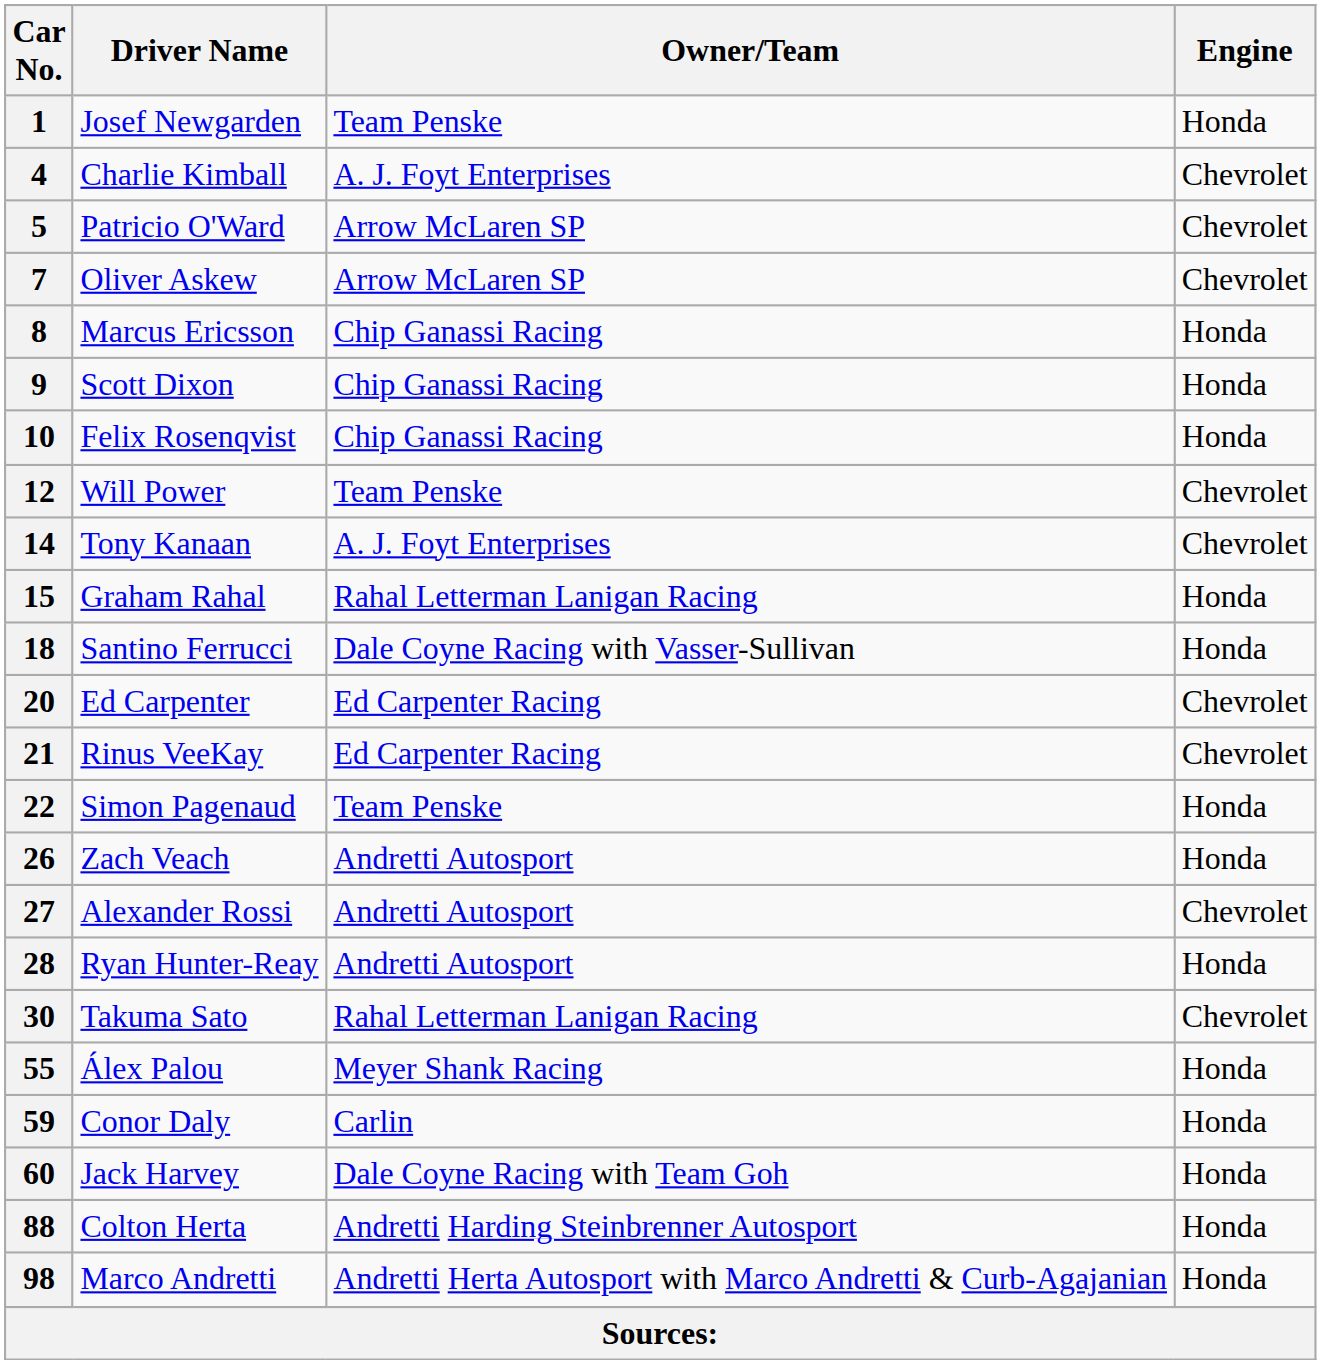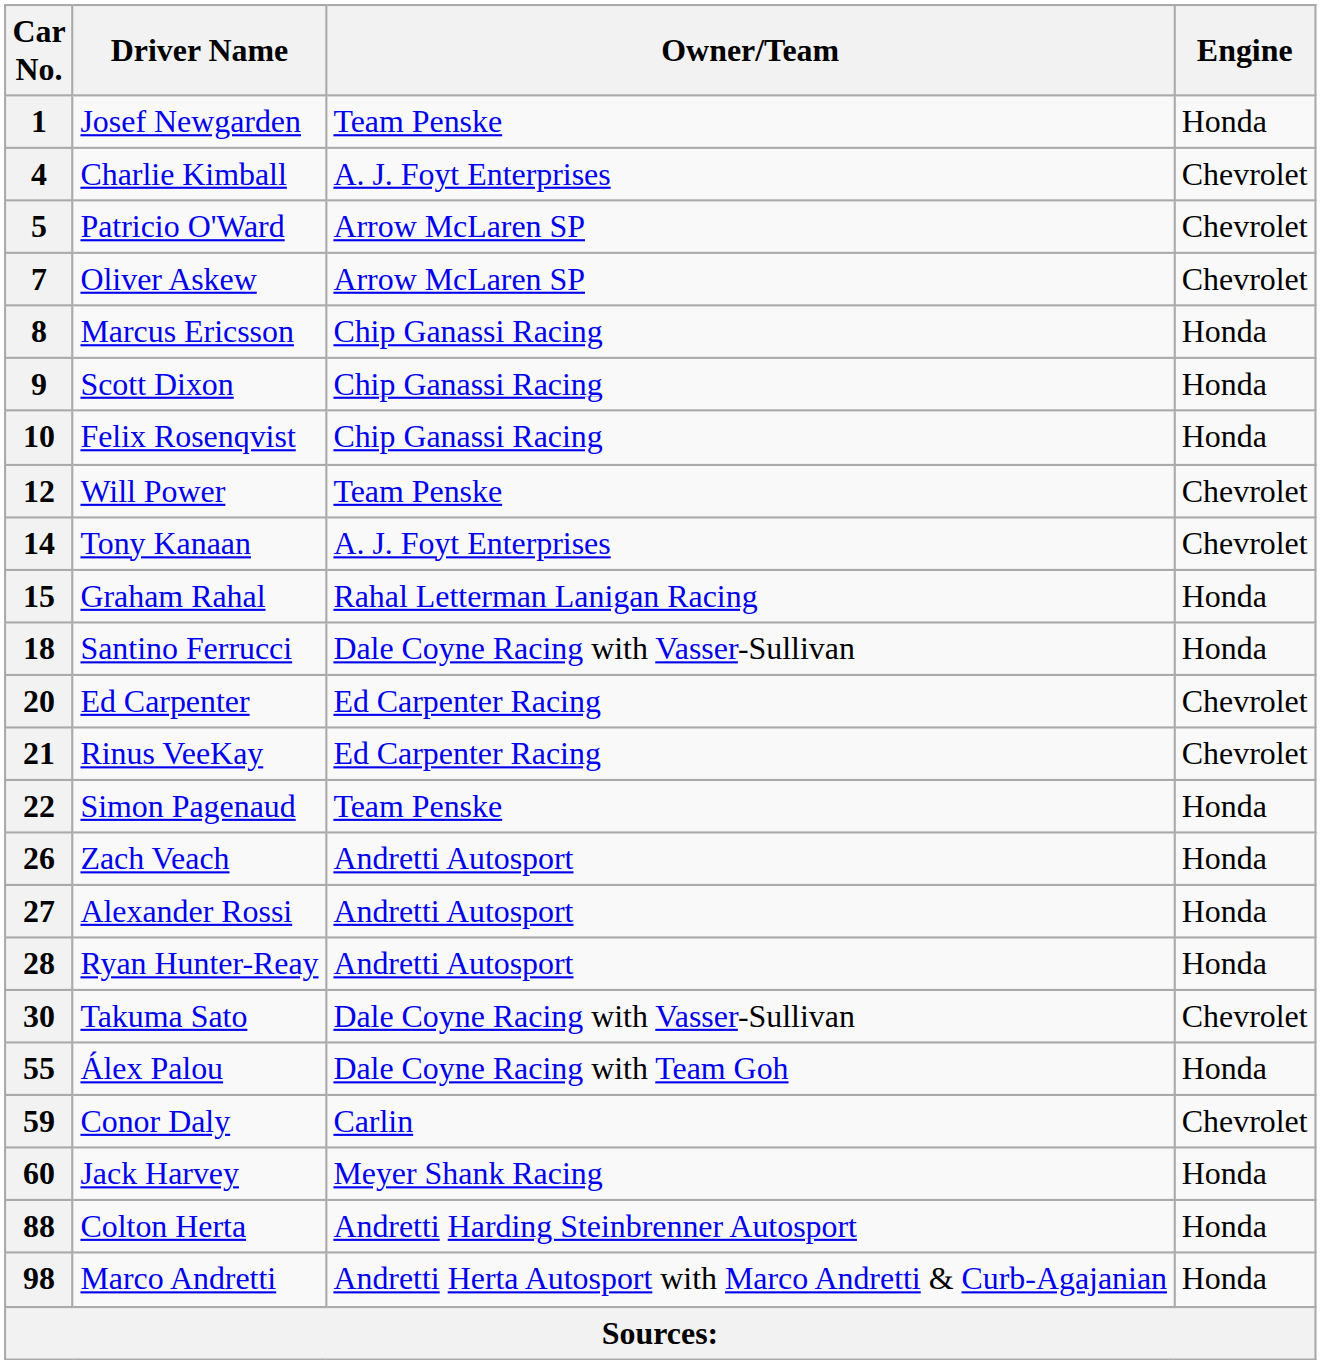(1245, 910) Chevrolet -> (1224, 910) Honda
(546, 1016) Rahal Letterman Lanigan Racing -> (594, 1016) Dale Coyne Racing with Vasser-Sullivan
(468, 1068) Meyer Shank Racing -> (561, 1068) Dale Coyne Racing with Team Goh
(1224, 1121) Honda -> (1245, 1121) Chevrolet
(561, 1174) Dale Coyne Racing with Team Goh -> (468, 1174) Meyer Shank Racing
